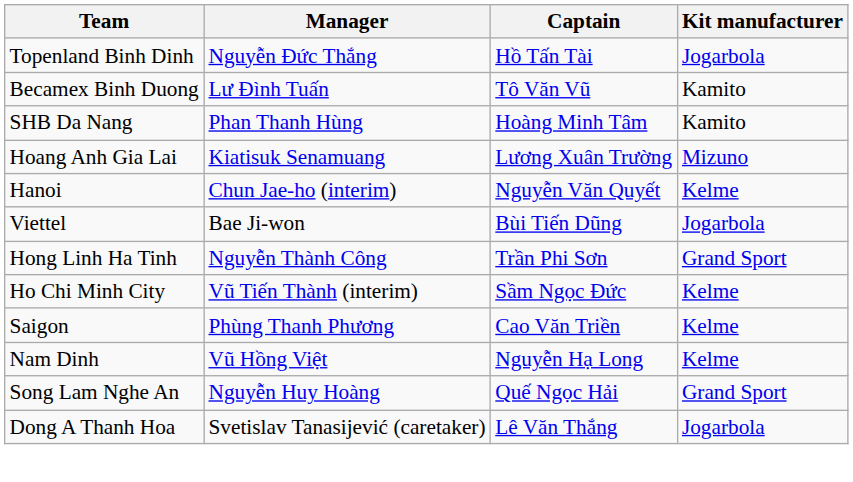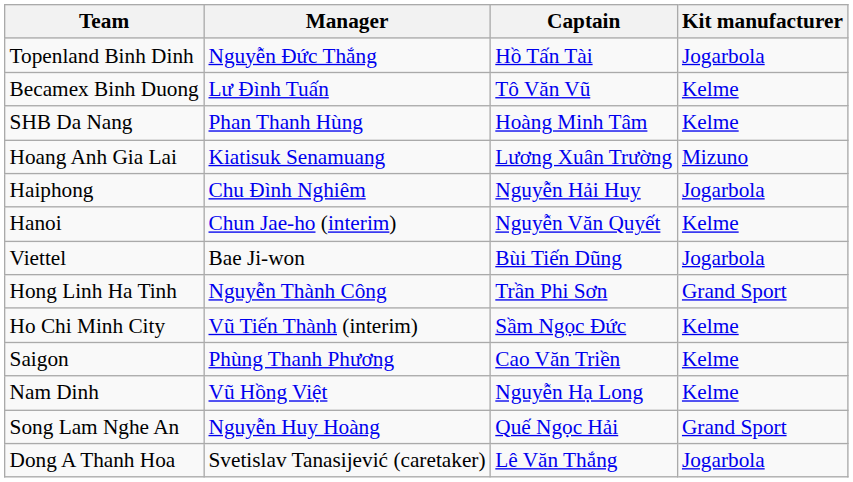(714, 88) Kamito -> (710, 88) Kelme
(714, 122) Kamito -> (710, 122) Kelme
+ row: (52, 190)
